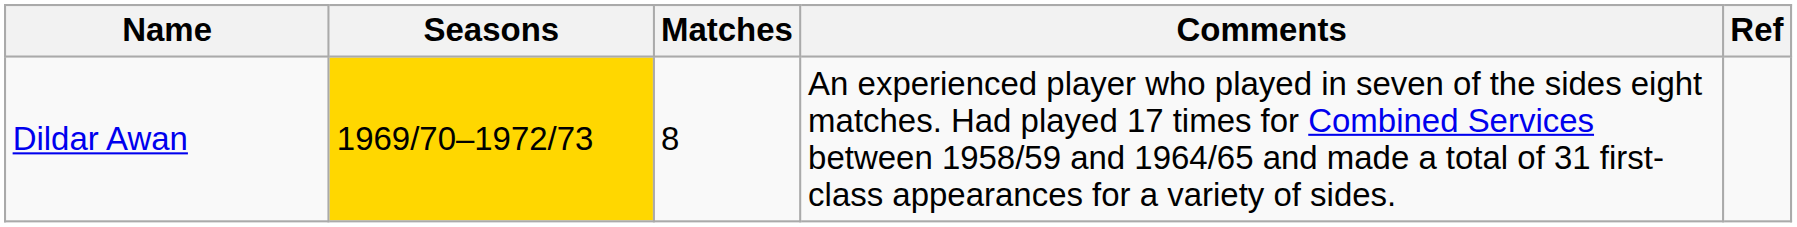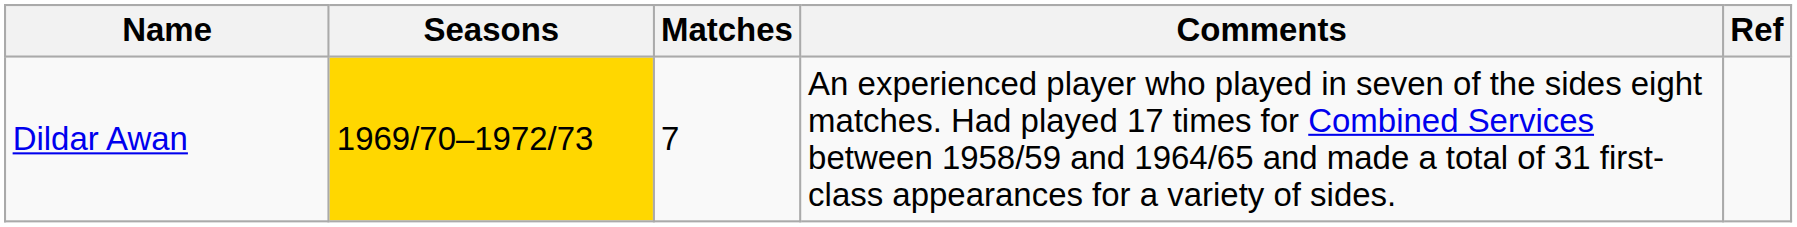(670, 138) 8 -> (670, 138) 7
